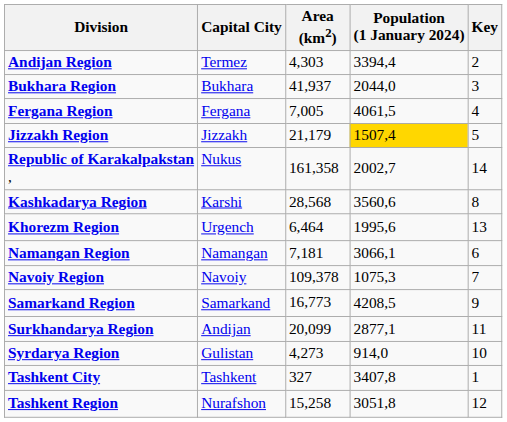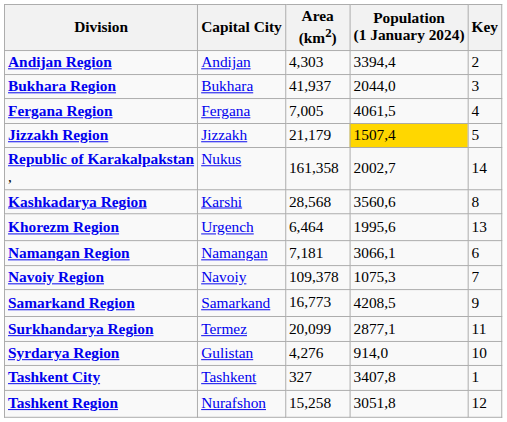(224, 62) Termez -> (226, 62) Andijan
(226, 329) Andijan -> (224, 329) Termez
(306, 353) 4,273 -> (306, 353) 4,276
